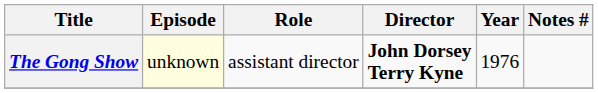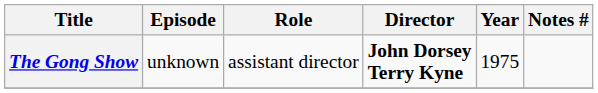(183, 61) lightyellow background -> (183, 61) no background
(500, 61) 1976 -> (500, 61) 1975
